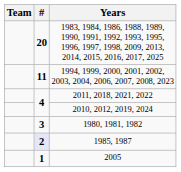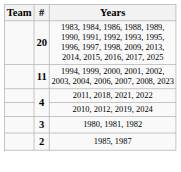(42, 141) lavender background -> (42, 141) no background
- row: (113, 158)
